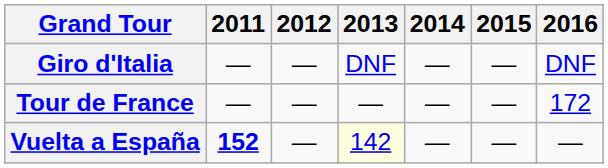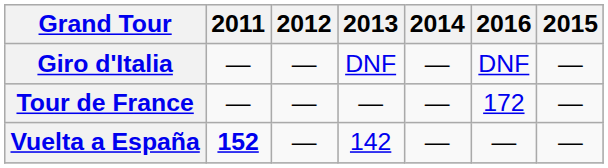columns swapped: (504, 24) <-> (570, 24)
(371, 142) lightyellow background -> (371, 142) no background
